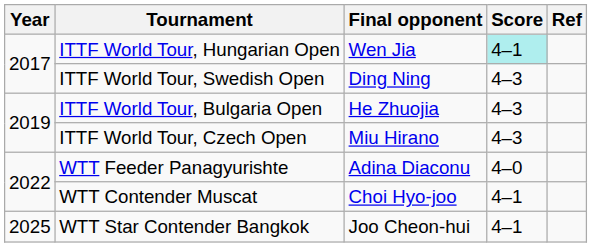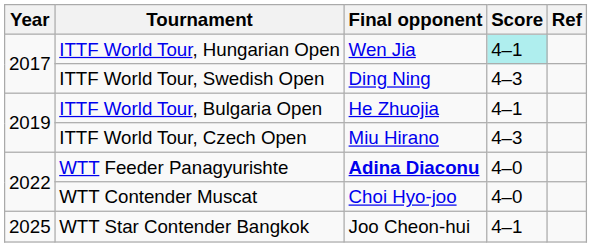(507, 108) 4–3 -> (507, 108) 4–1
(409, 168) normal -> (414, 168) bold
(507, 197) 4–1 -> (507, 197) 4–0
